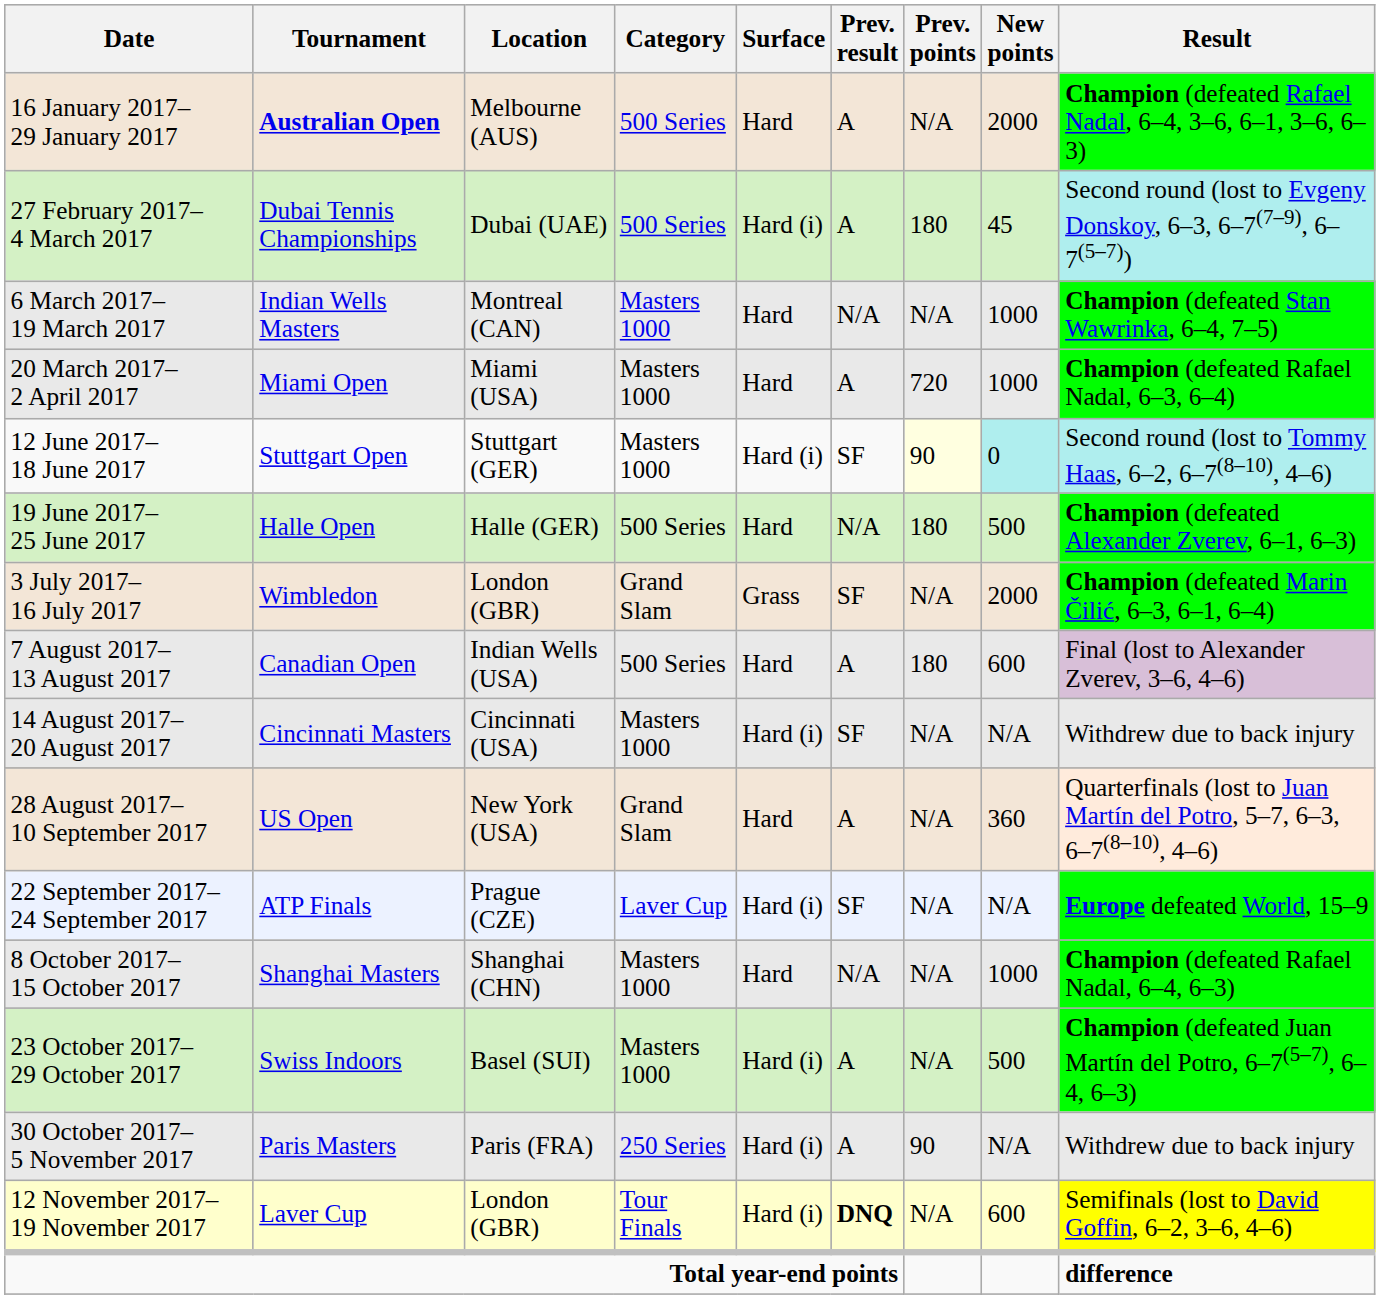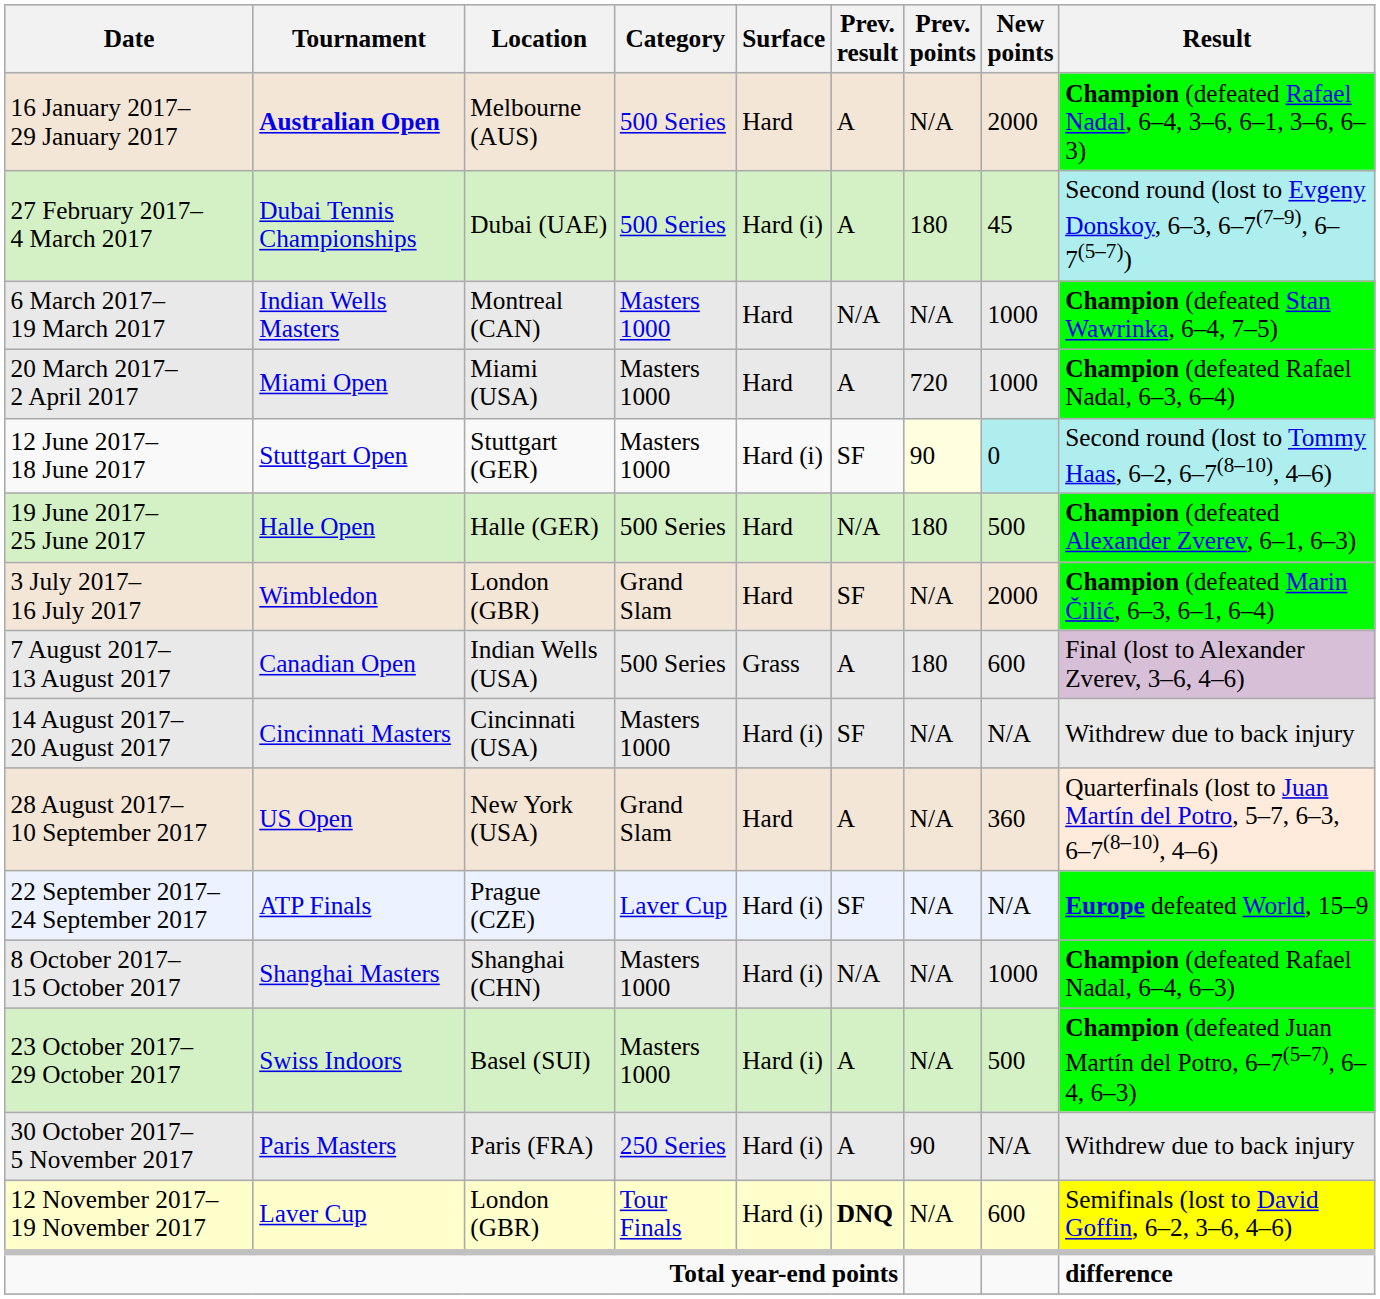(771, 595) Grass -> (768, 595) Hard
(768, 664) Hard -> (771, 664) Grass
(768, 973) Hard -> (783, 973) Hard (i)
